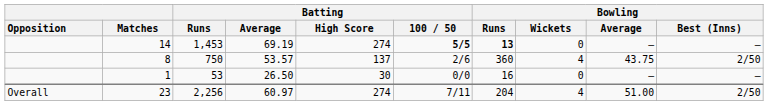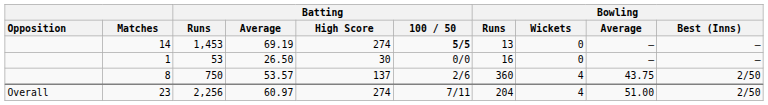(507, 44) bold -> (507, 44) normal
rows swapped: (168, 60) <-> (168, 76)
